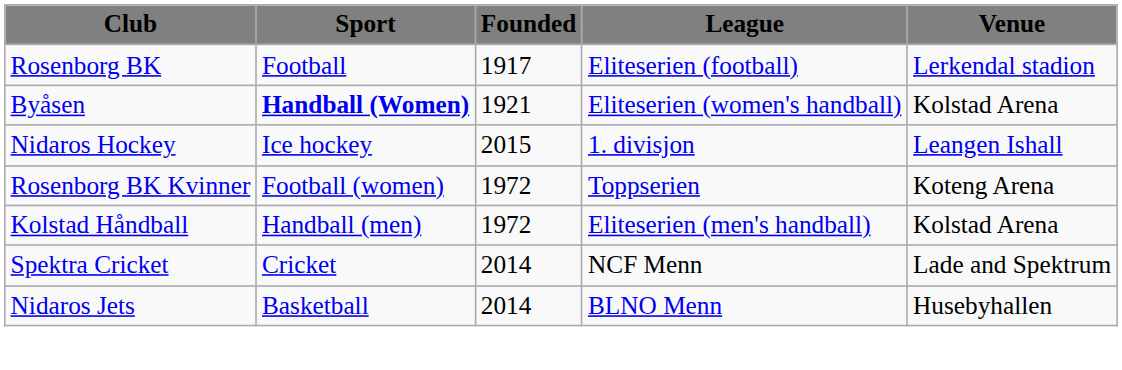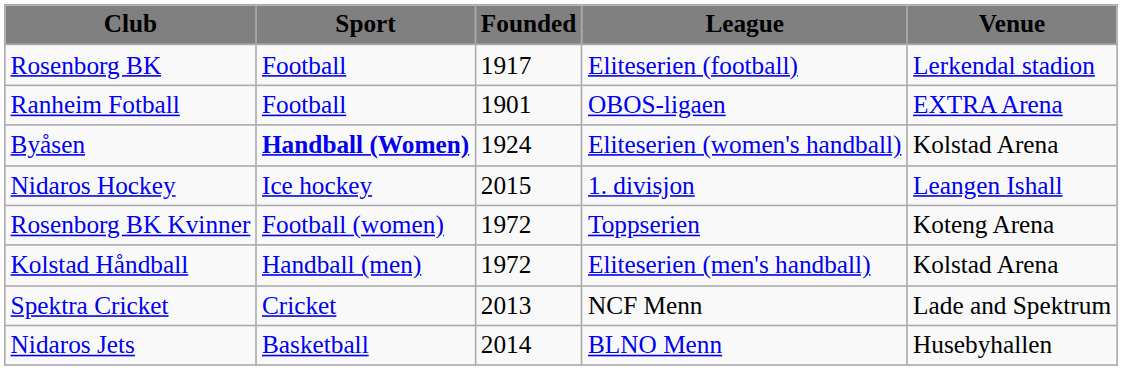+ row: (95, 104)
(506, 104) 1921 -> (506, 144) 1924
(506, 265) 2014 -> (506, 305) 2013
